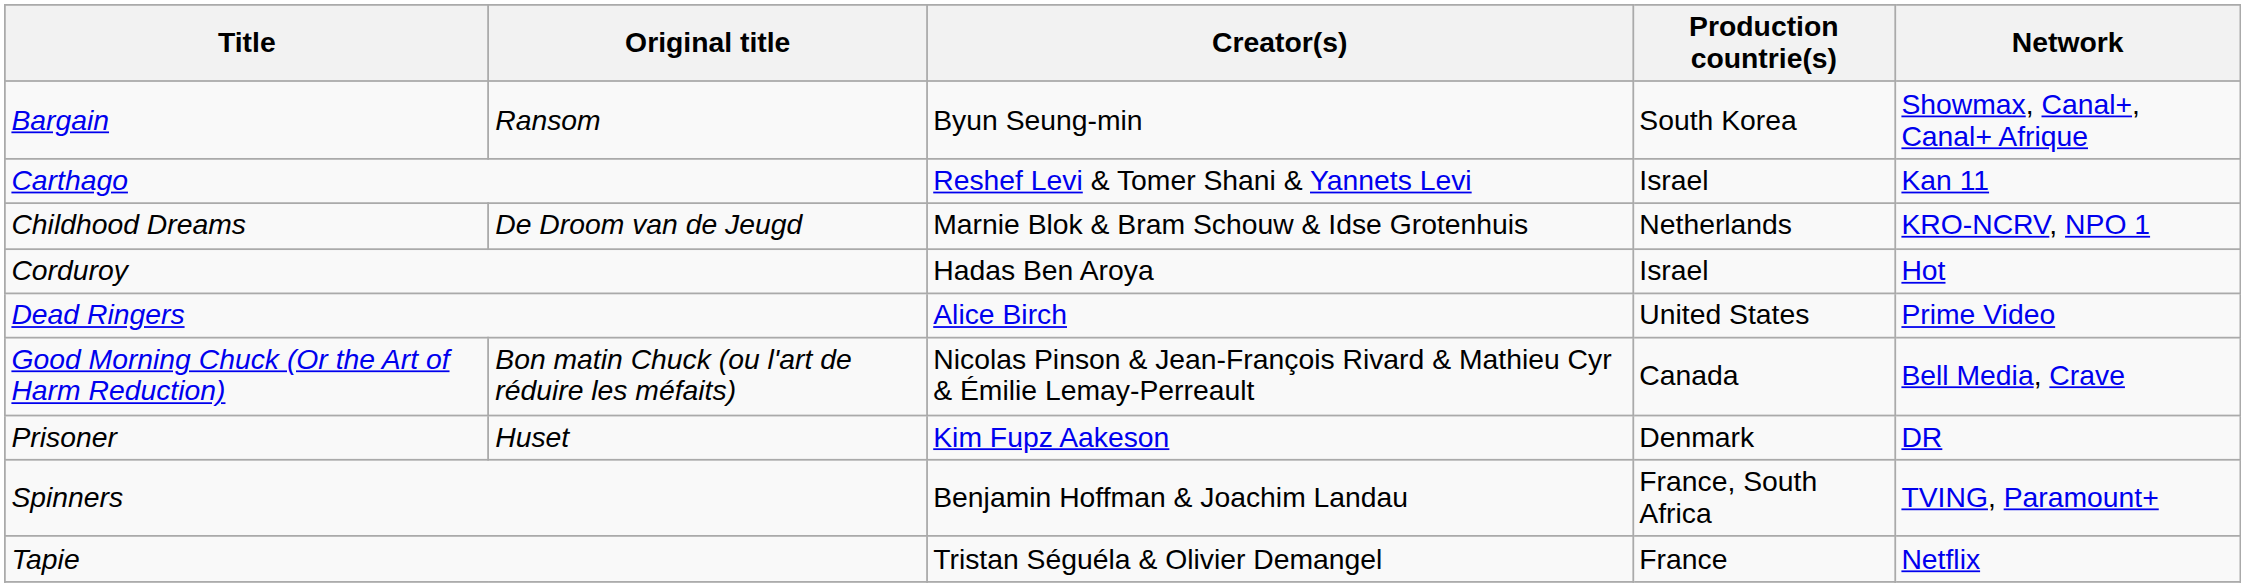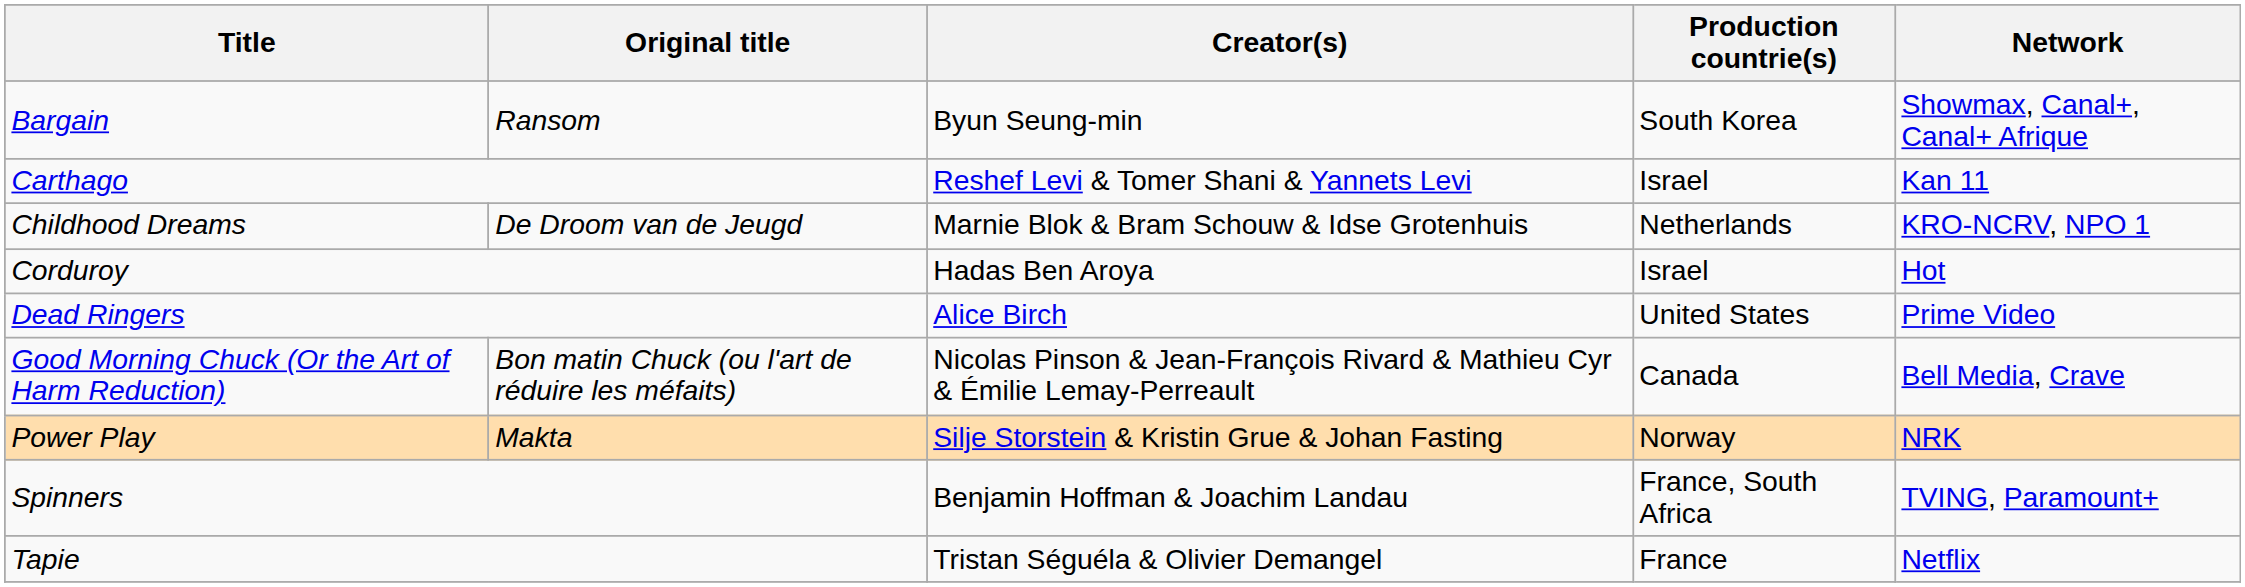+ row: (83, 436)
- row: (64, 436)
